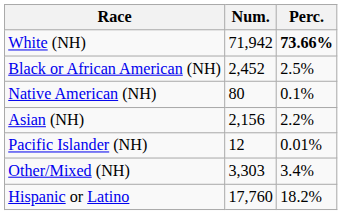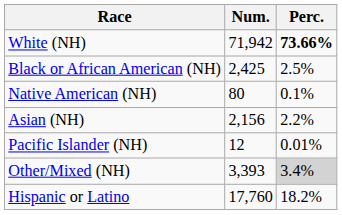(247, 68) 2,452 -> (247, 68) 2,425
(247, 171) 3,303 -> (247, 171) 3,393
(297, 171) no background -> (297, 171) lightgrey background
